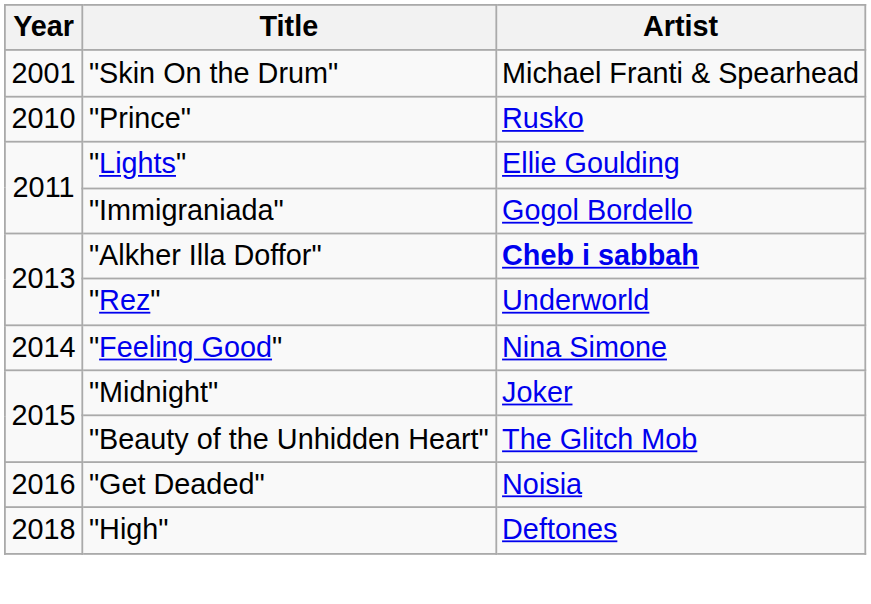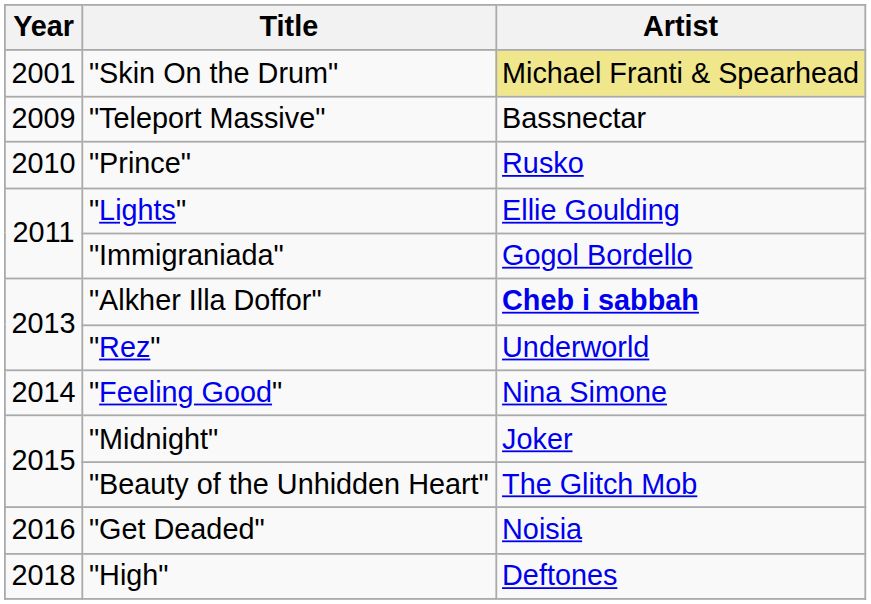(681, 73) no background -> (681, 73) khaki background
+ row: (207, 118)
